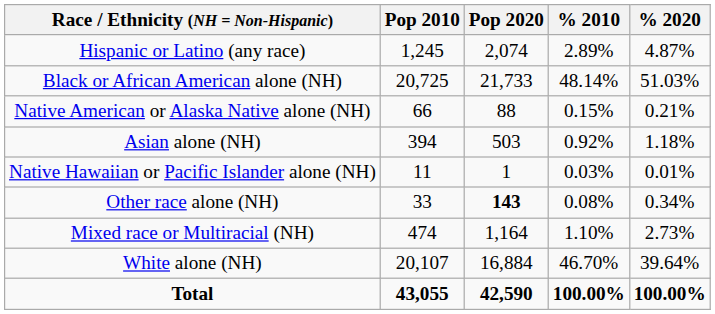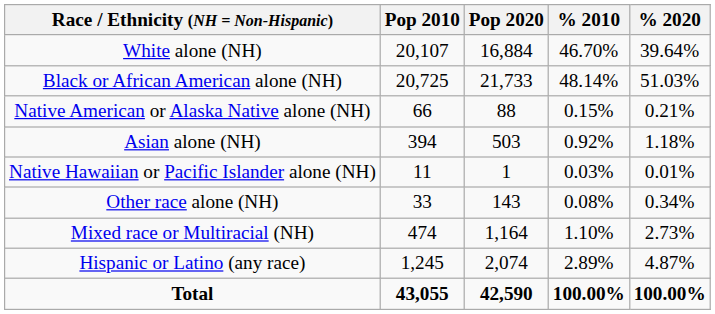rows swapped: (192, 263) <-> (192, 50)
(506, 202) bold -> (506, 202) normal
